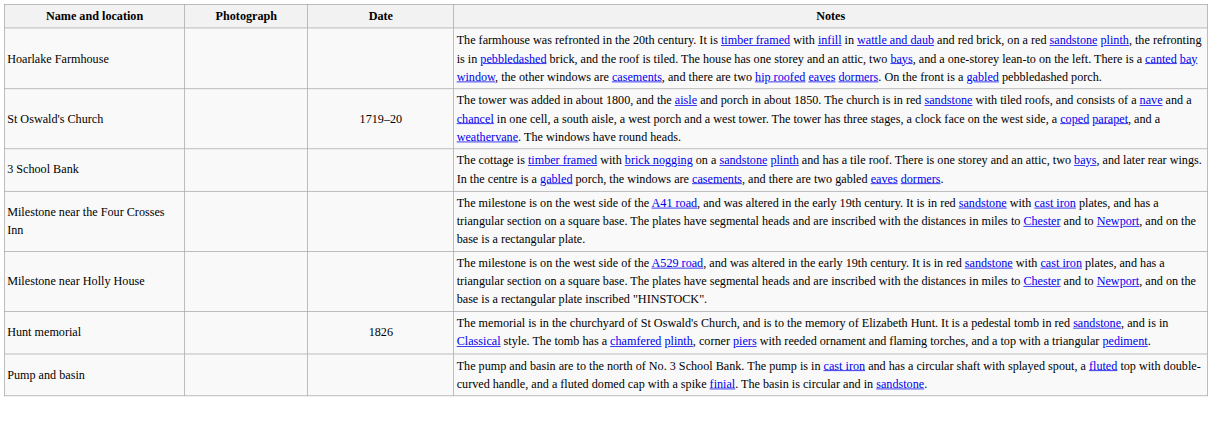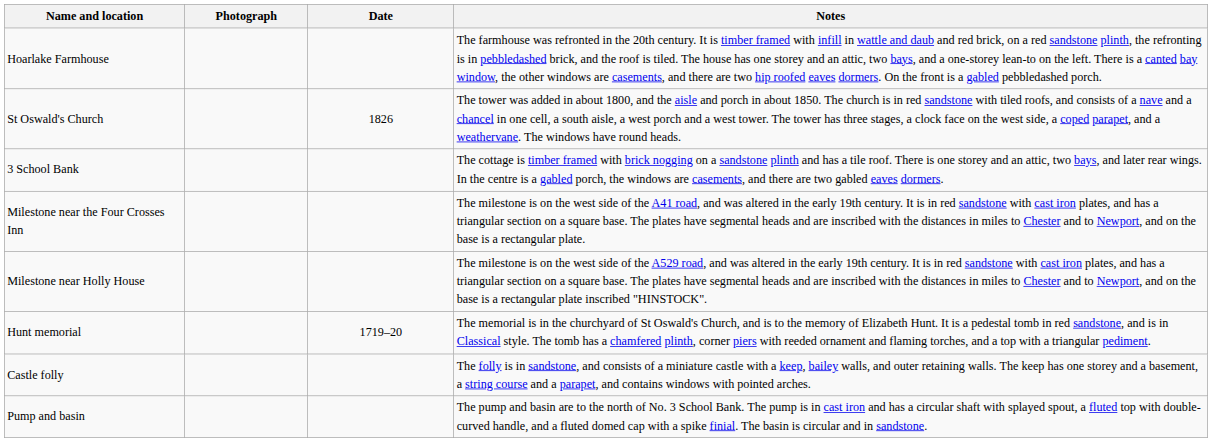(381, 118) 1719–20 -> (381, 118) 1826
(381, 332) 1826 -> (381, 332) 1719–20
+ row: (35, 374)
